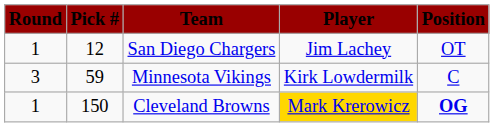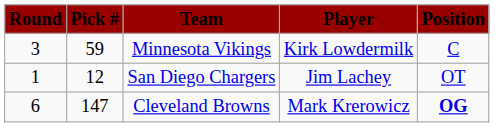rows swapped: (201, 48) <-> (201, 77)
(35, 106) 1 -> (35, 106) 6
(95, 106) 150 -> (95, 106) 147
(349, 106) gold background -> (349, 106) no background
